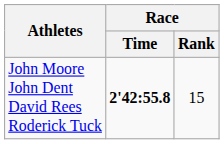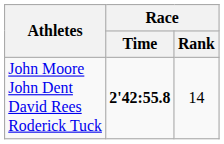(196, 98) 15 -> (196, 98) 14
